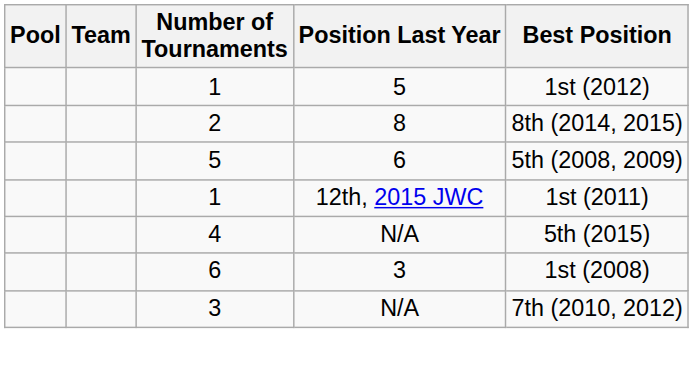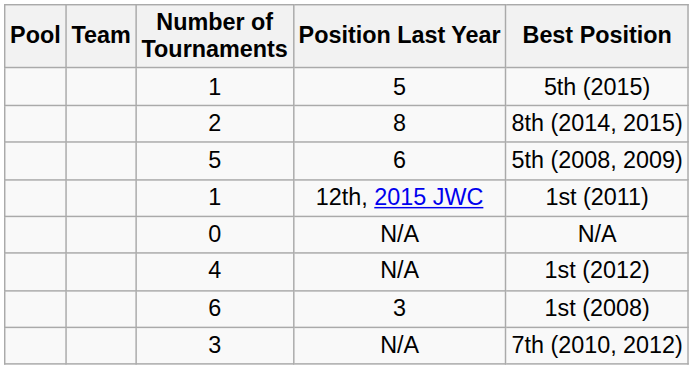(597, 86) 1st (2012) -> (597, 86) 5th (2015)
+ row: (215, 234)
(597, 234) 5th (2015) -> (597, 271) 1st (2012)
